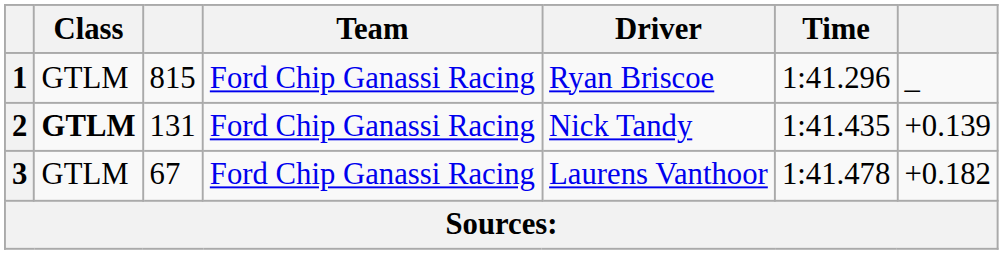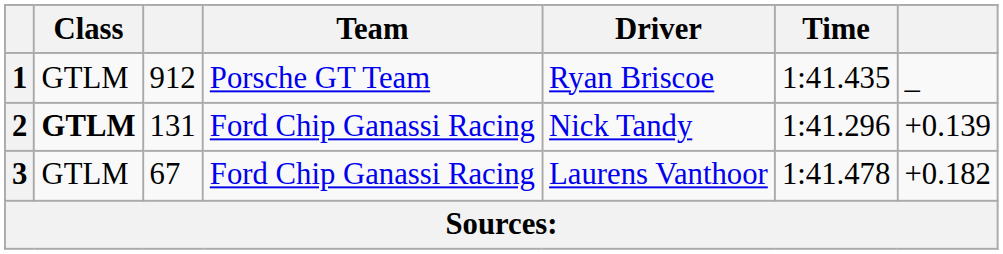(173, 77) 815 -> (173, 77) 912
(372, 77) Ford Chip Ganassi Racing -> (320, 77) Porsche GT Team
(836, 77) 1:41.296 -> (836, 77) 1:41.435
(836, 126) 1:41.435 -> (836, 126) 1:41.296
